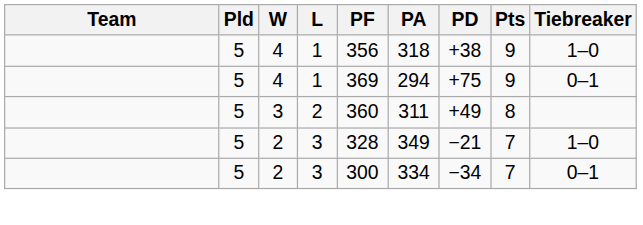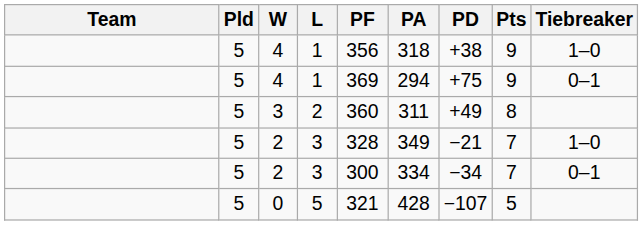+ row: (278, 204)
